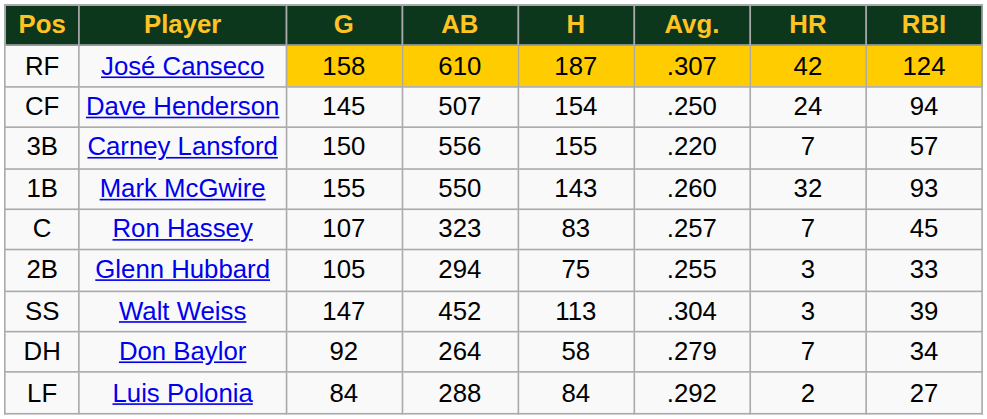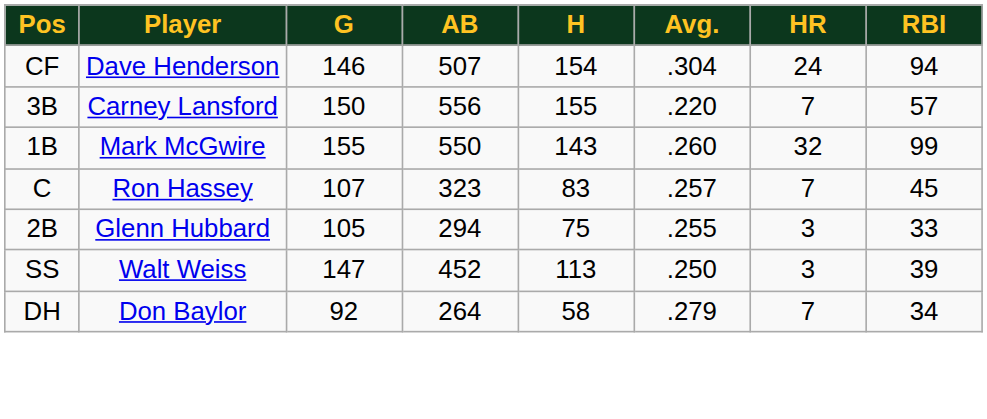- row: (42, 65)
(344, 106) 145 -> (344, 65) 146
(692, 106) .250 -> (692, 65) .304
(924, 188) 93 -> (924, 147) 99
(692, 310) .304 -> (692, 270) .250
- row: (42, 392)
